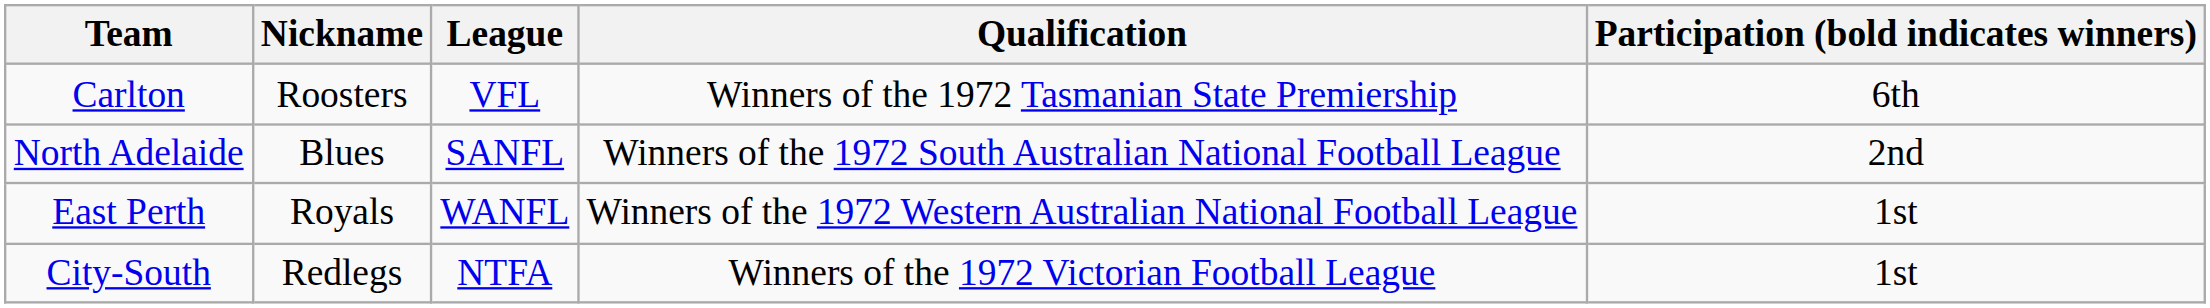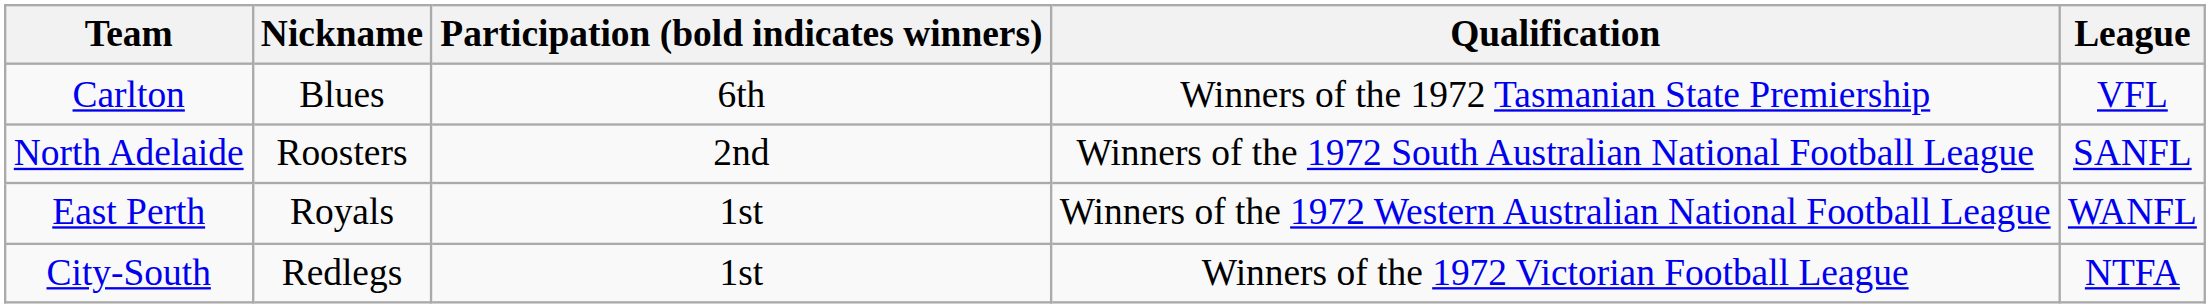columns swapped: (505, 34) <-> (1896, 34)
(342, 93) Roosters -> (342, 93) Blues
(342, 152) Blues -> (342, 152) Roosters
